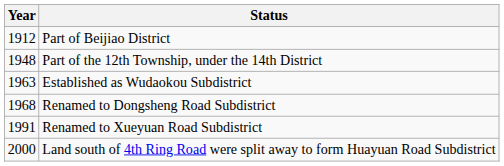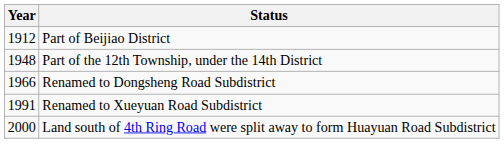- row: (147, 82)
(22, 104) 1968 -> (22, 82) 1966
